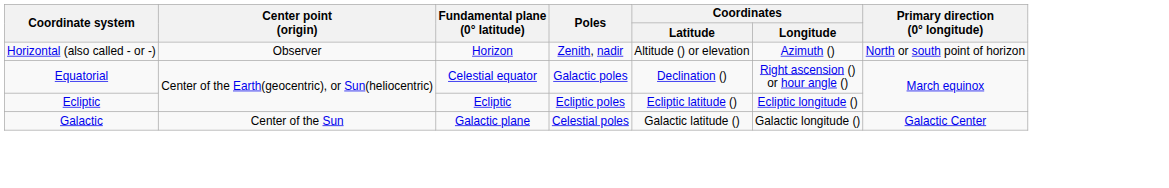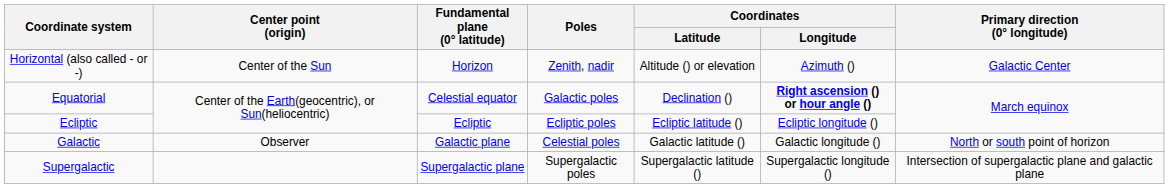(297, 51) Observer -> (285, 65) Center of the Sun
(945, 51) North or south point of horizon -> (1030, 65) Galactic Center
(808, 76) normal -> (828, 98) bold
(297, 121) Center of the Sun -> (285, 142) Observer
(945, 121) Galactic Center -> (1030, 142) North or south point of horizon
+ row: (79, 167)
